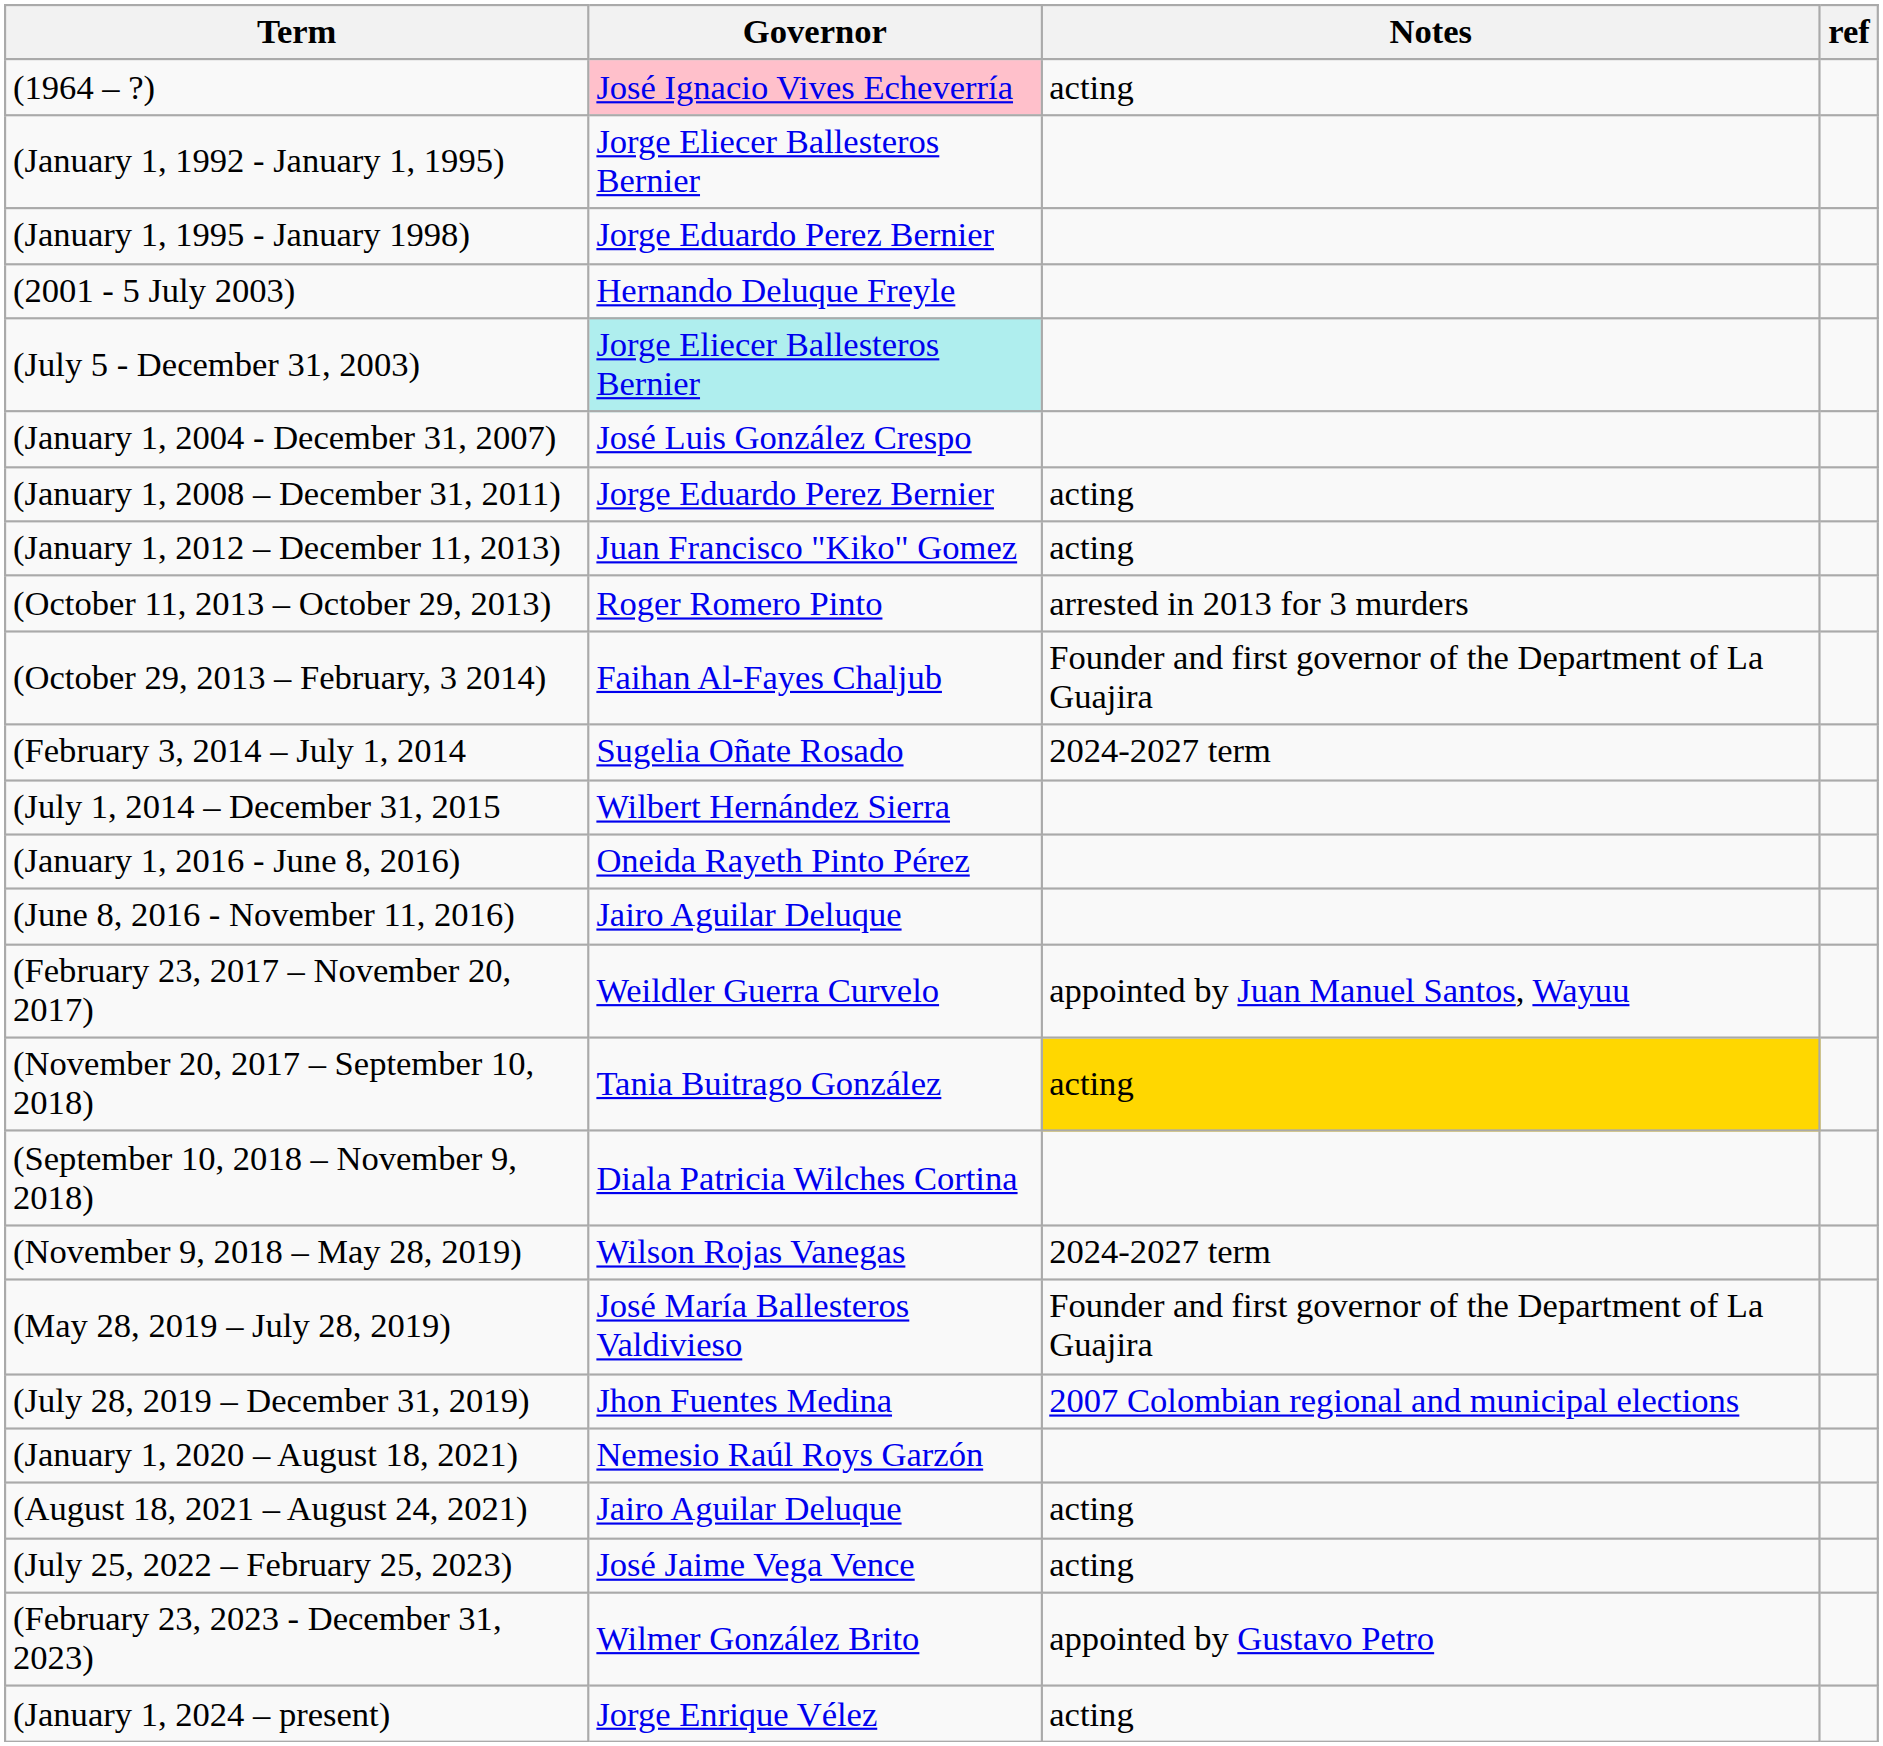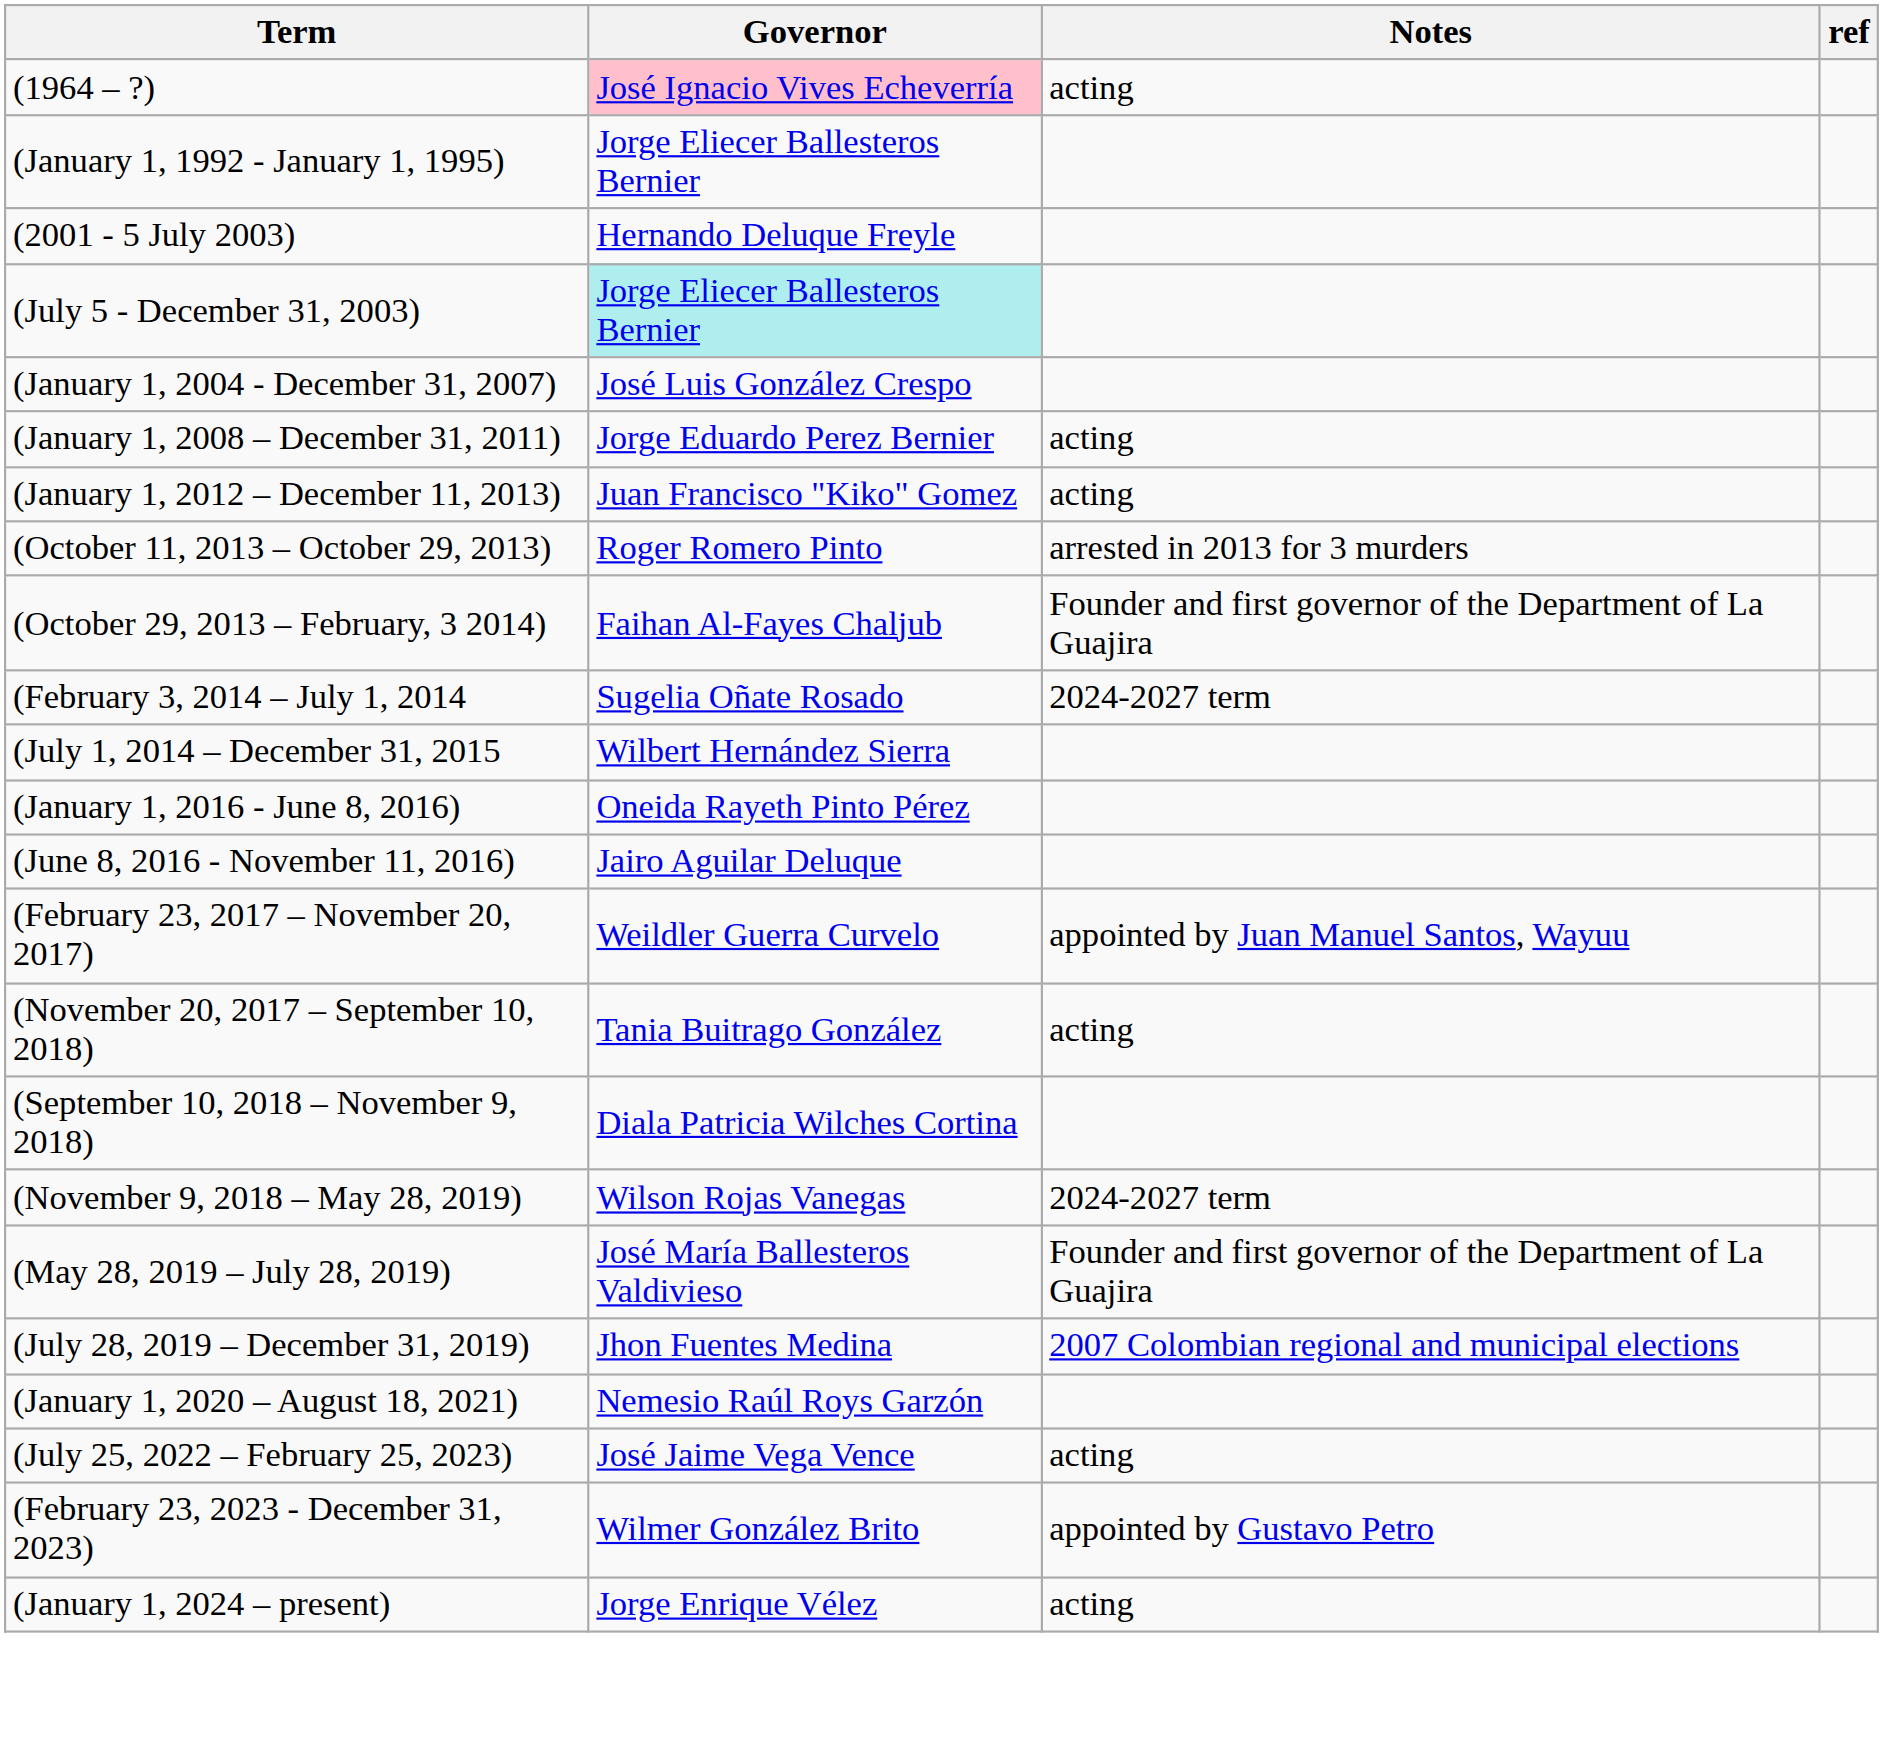- row: (241, 235)
(1091, 1083) gold background -> (1091, 1029) no background
- row: (270, 1509)
